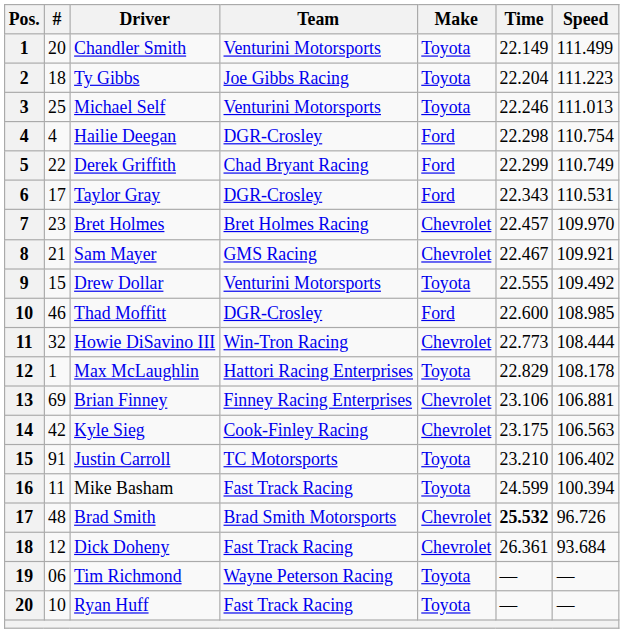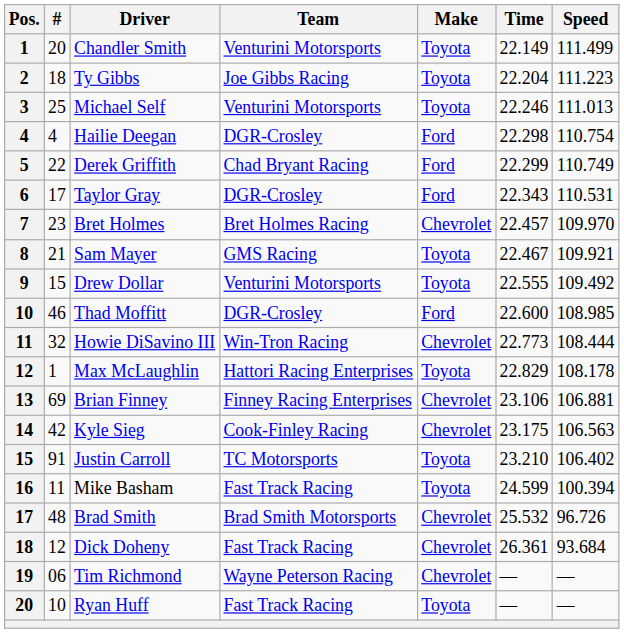(456, 253) Chevrolet -> (446, 253) Toyota
(524, 517) bold -> (524, 517) normal
(446, 576) Toyota -> (456, 576) Chevrolet
